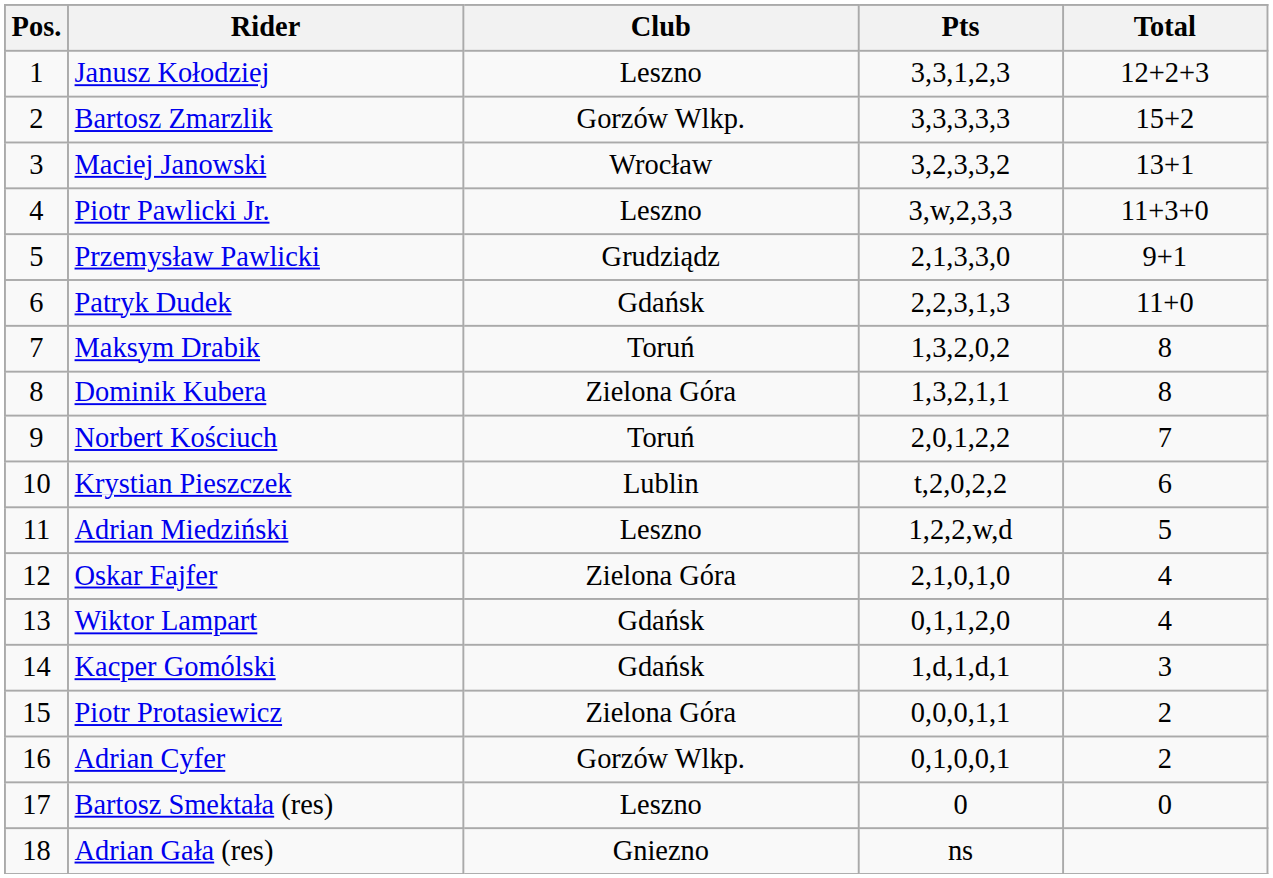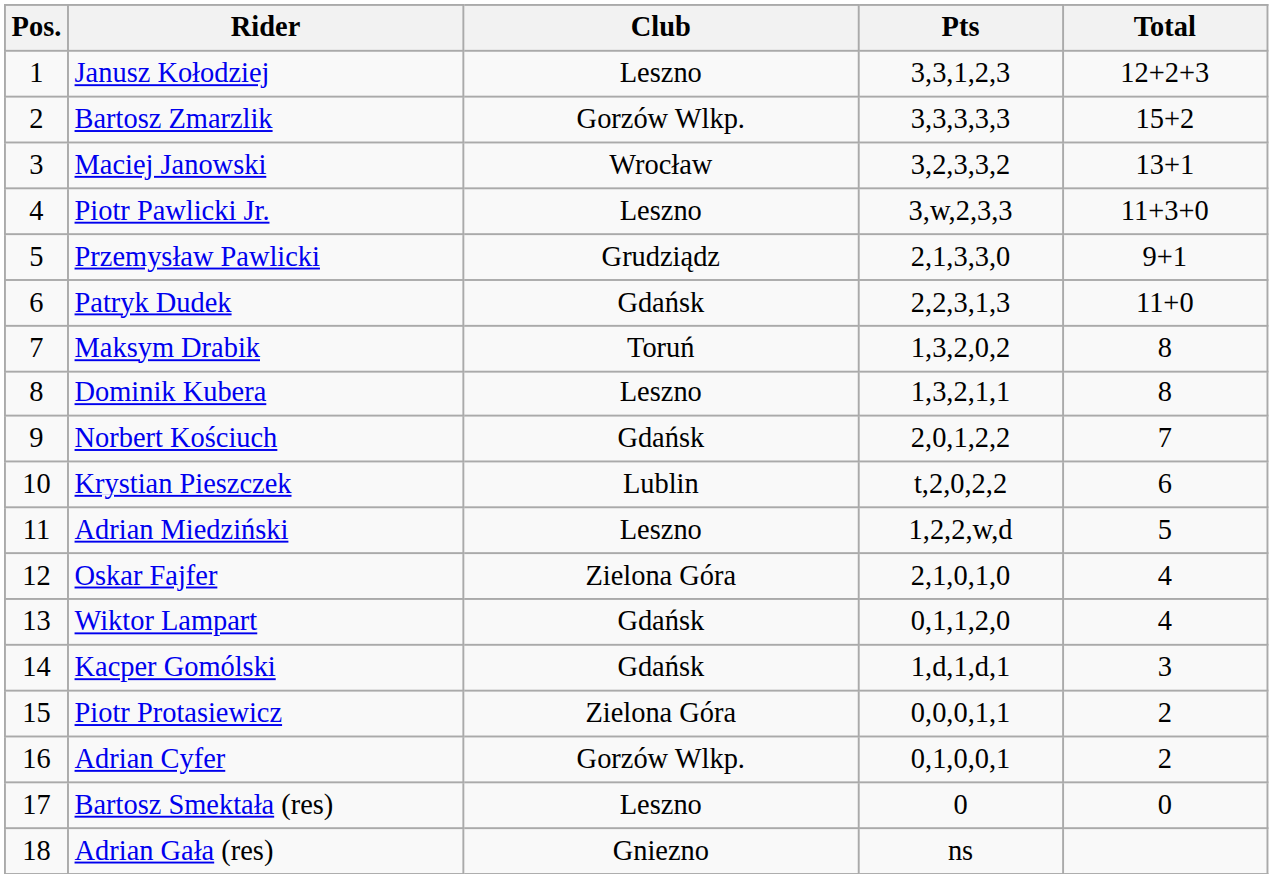(661, 393) Zielona Góra -> (661, 393) Leszno
(661, 438) Toruń -> (661, 438) Gdańsk
